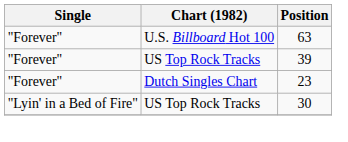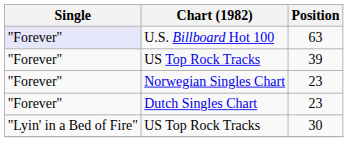(35, 37) no background -> (35, 37) lavender background
+ row: (215, 81)
